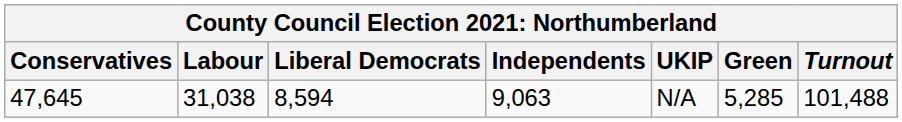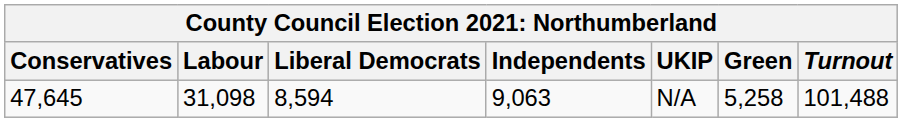(219, 98) 31,038 -> (219, 98) 31,098
(754, 98) 5,285 -> (754, 98) 5,258
